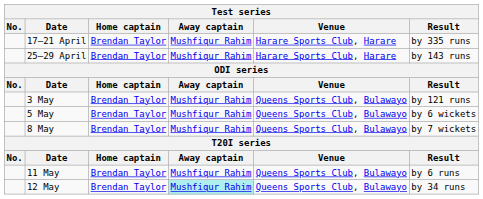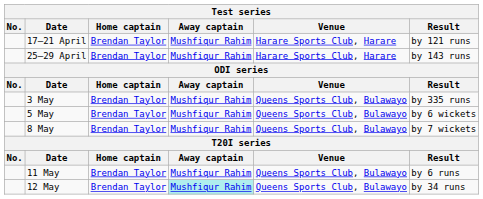(441, 41) by 335 runs -> (441, 41) by 121 runs
(441, 99) by 121 runs -> (441, 99) by 335 runs
